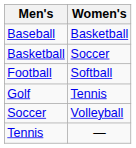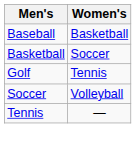- row: (29, 73)
